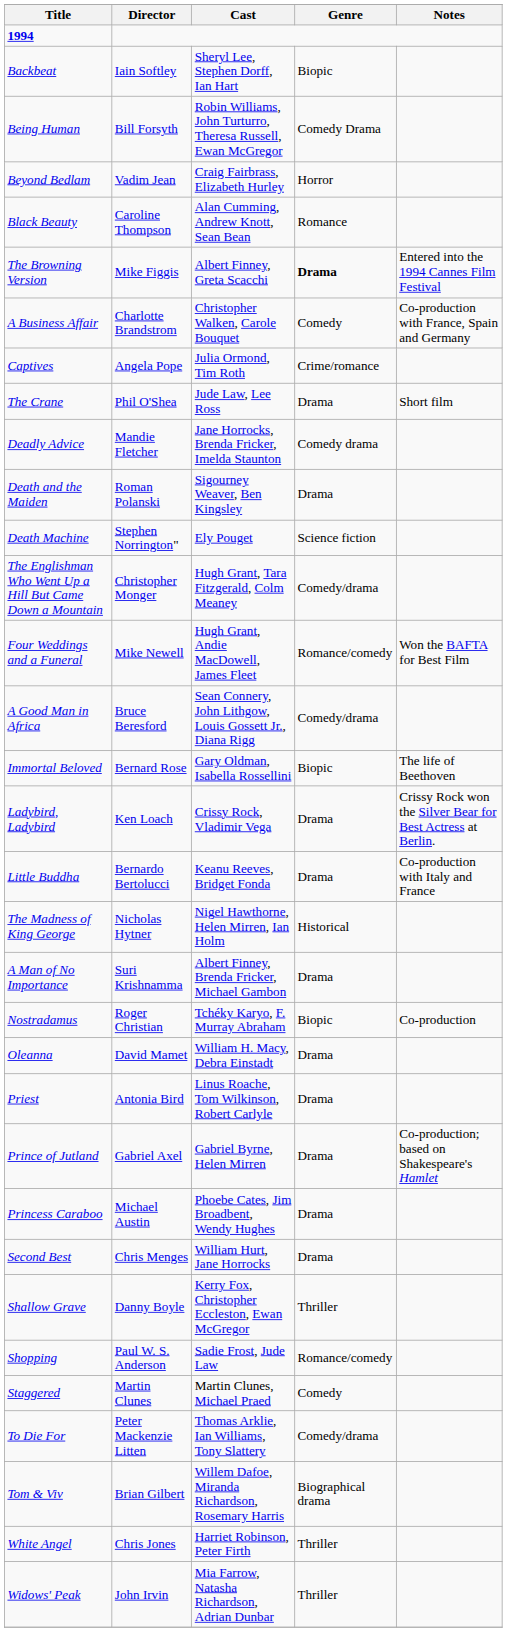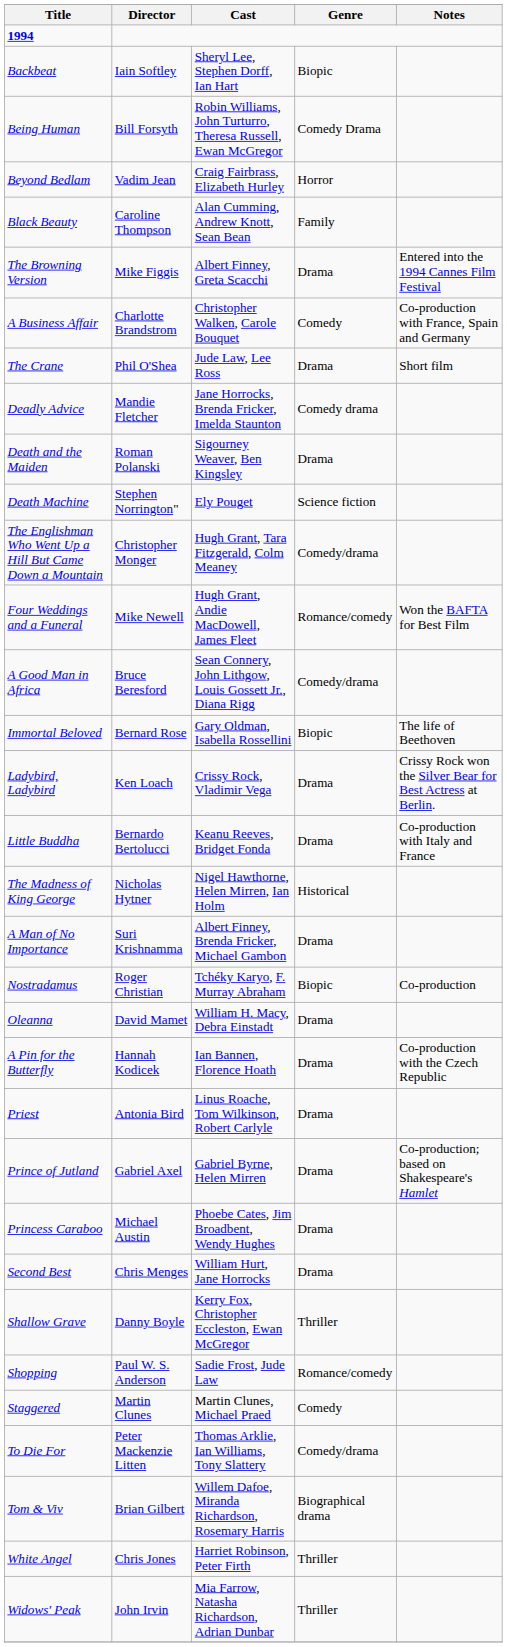(322, 222) Romance -> (316, 222) Family
(317, 272) bold -> (315, 272) normal
- row: (30, 365)
+ row: (41, 1063)
